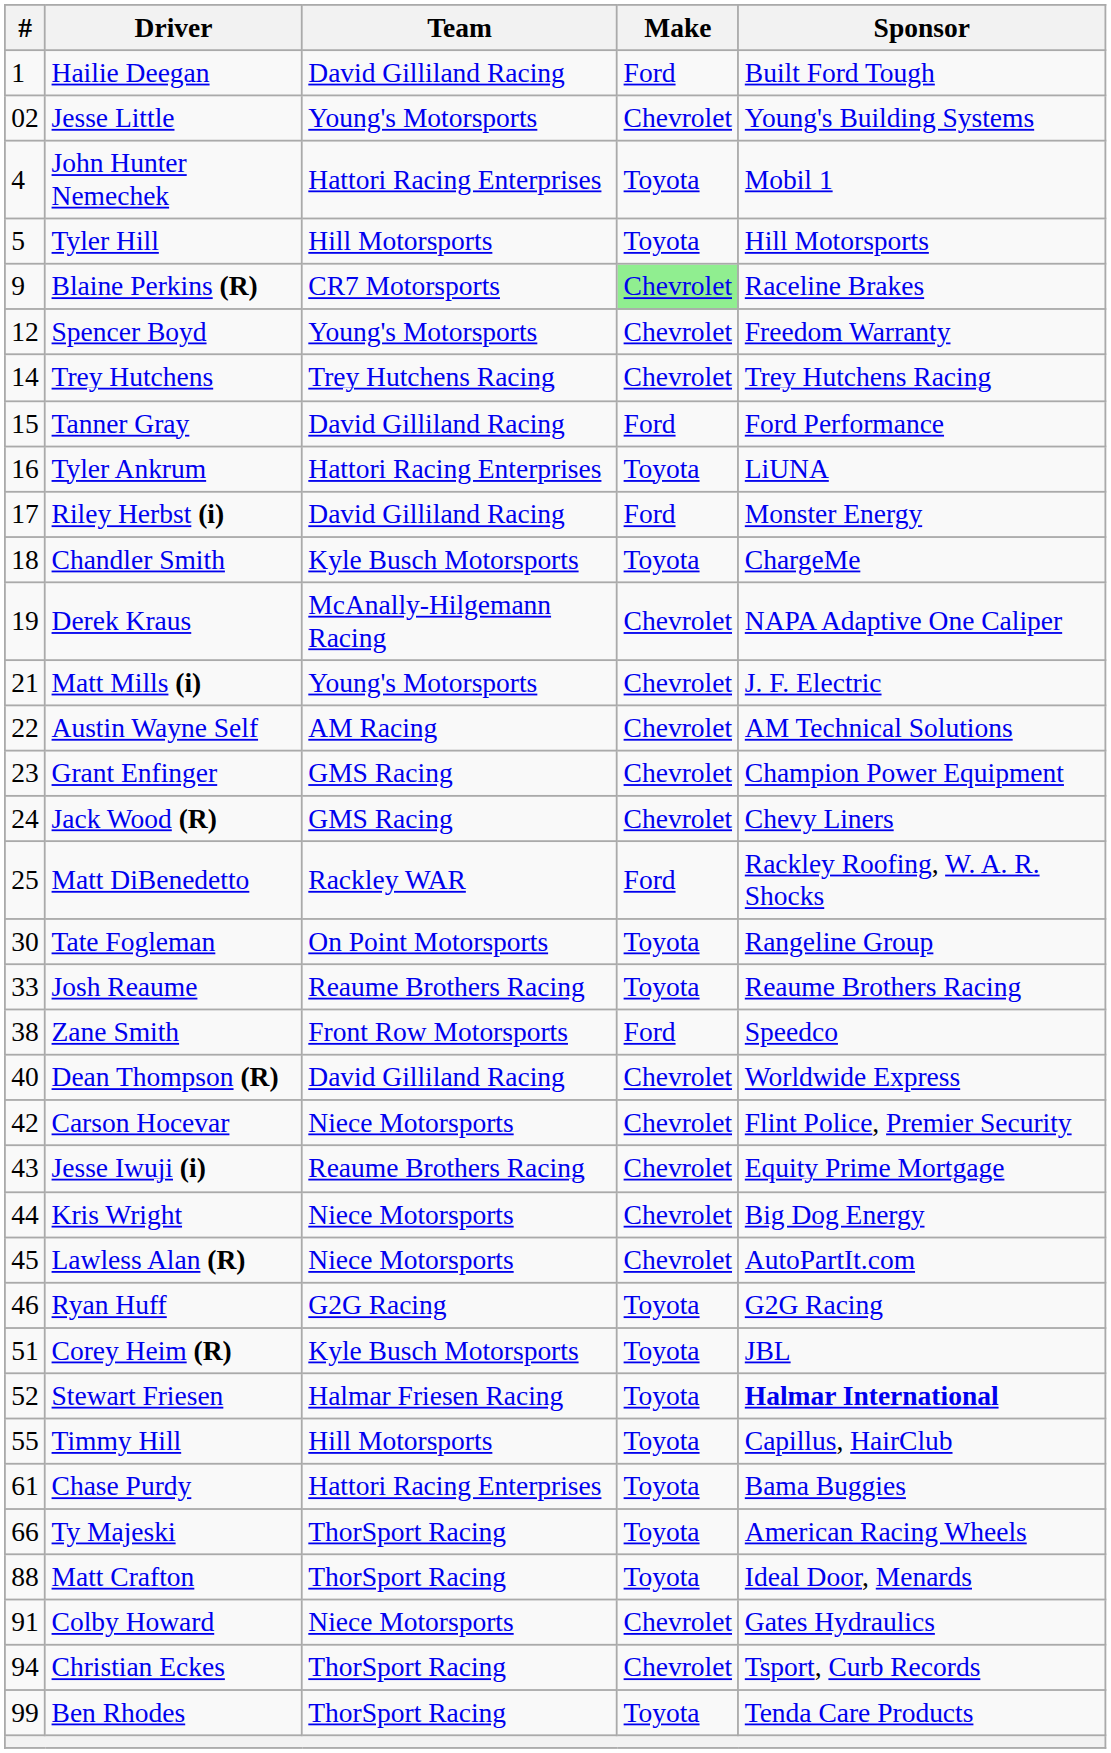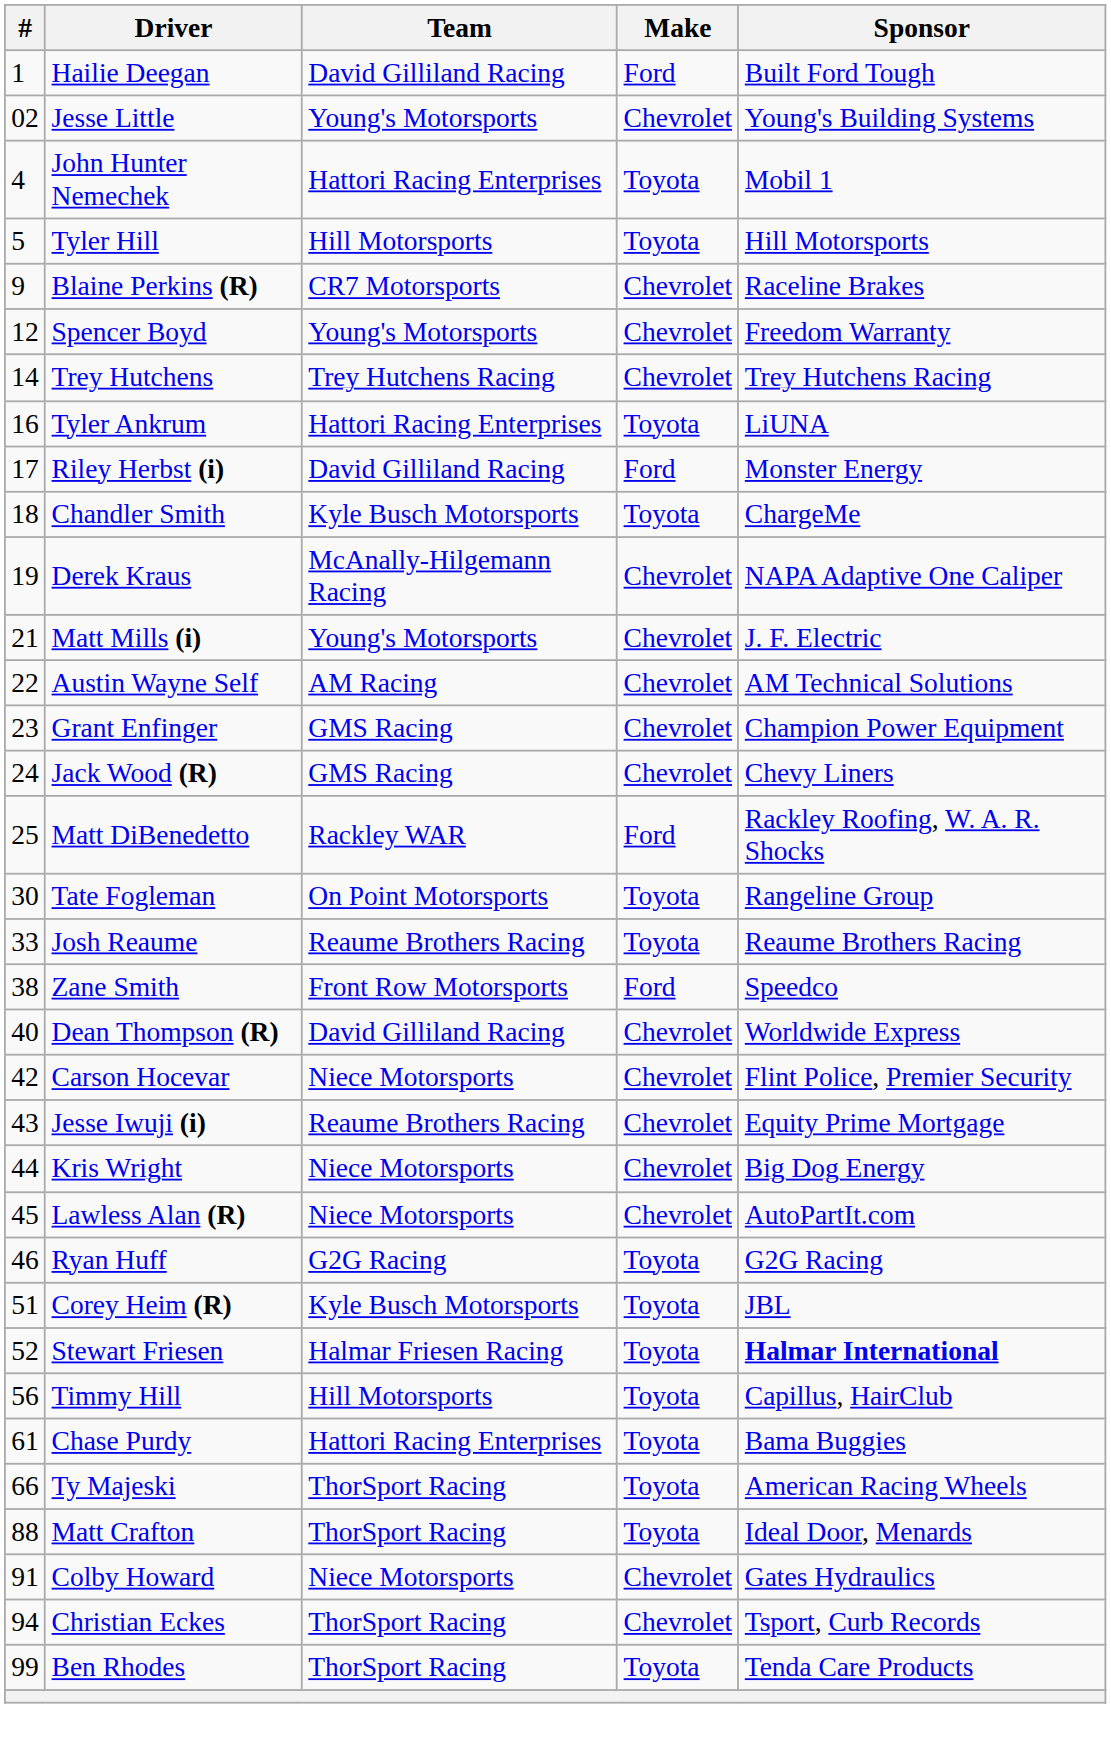(678, 286) lightgreen background -> (678, 286) no background
- row: (120, 422)
(25, 1440) 55 -> (25, 1395) 56
